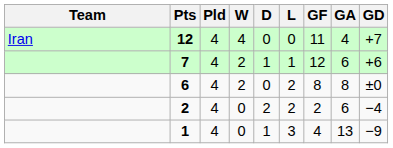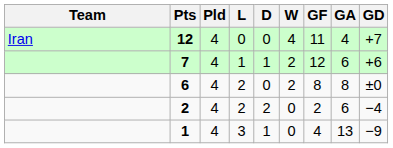columns swapped: (242, 16) <-> (291, 16)
